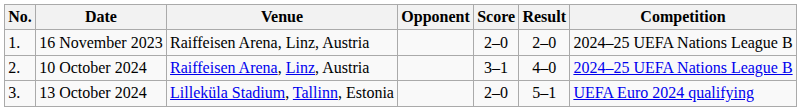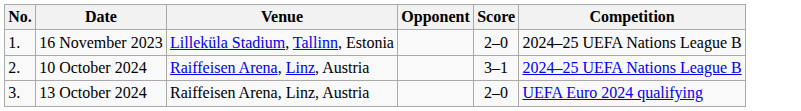- column: (544, 17)
(270, 42) Raiffeisen Arena, Linz, Austria -> (282, 42) Lilleküla Stadium, Tallinn, Estonia
(282, 93) Lilleküla Stadium, Tallinn, Estonia -> (270, 93) Raiffeisen Arena, Linz, Austria
